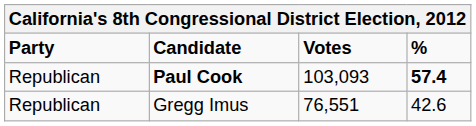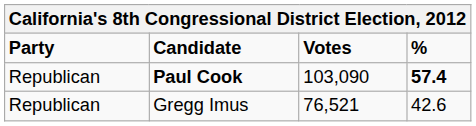(336, 76) 103,093 -> (336, 76) 103,090
(331, 105) 76,551 -> (331, 105) 76,521
